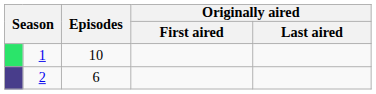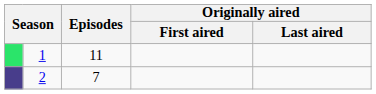(96, 55) 10 -> (96, 55) 11
(96, 77) 6 -> (96, 77) 7
